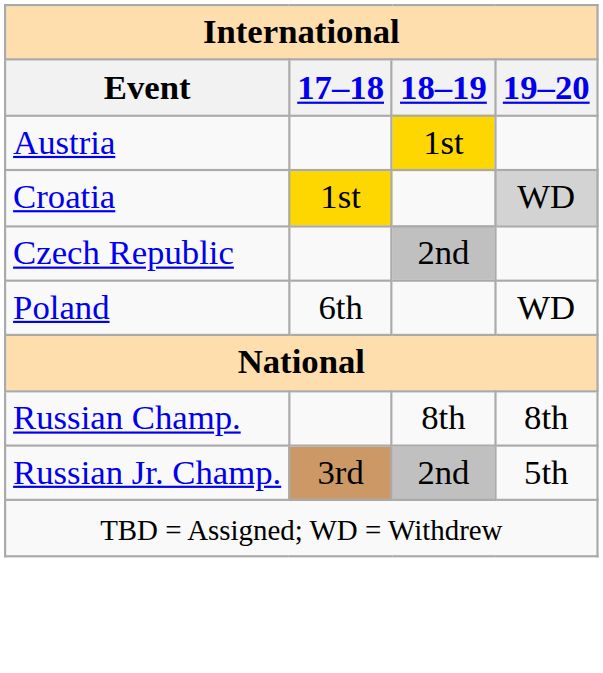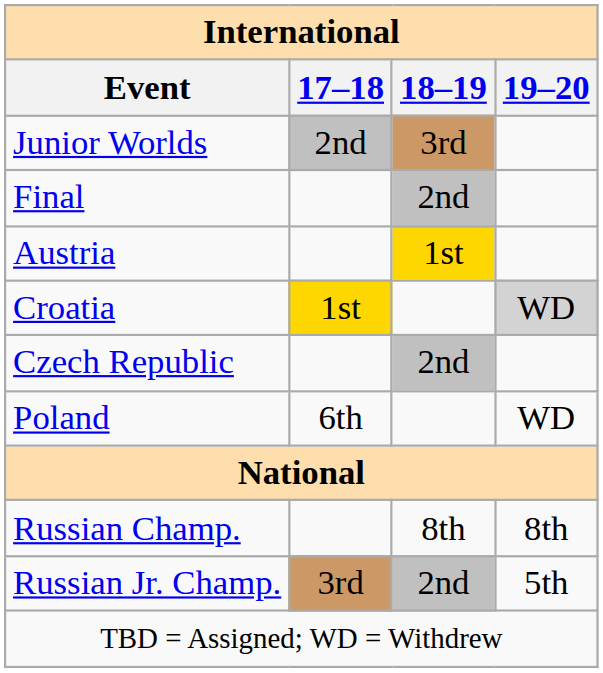+ row: (110, 142)
+ row: (49, 197)
